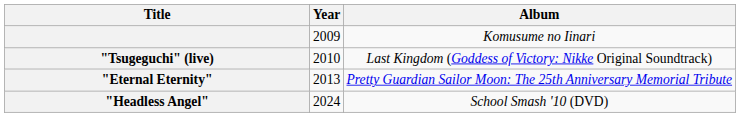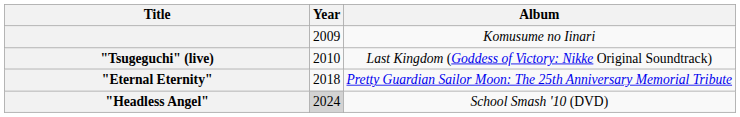(327, 79) 2013 -> (327, 79) 2018
(327, 101) no background -> (327, 101) lightgrey background
